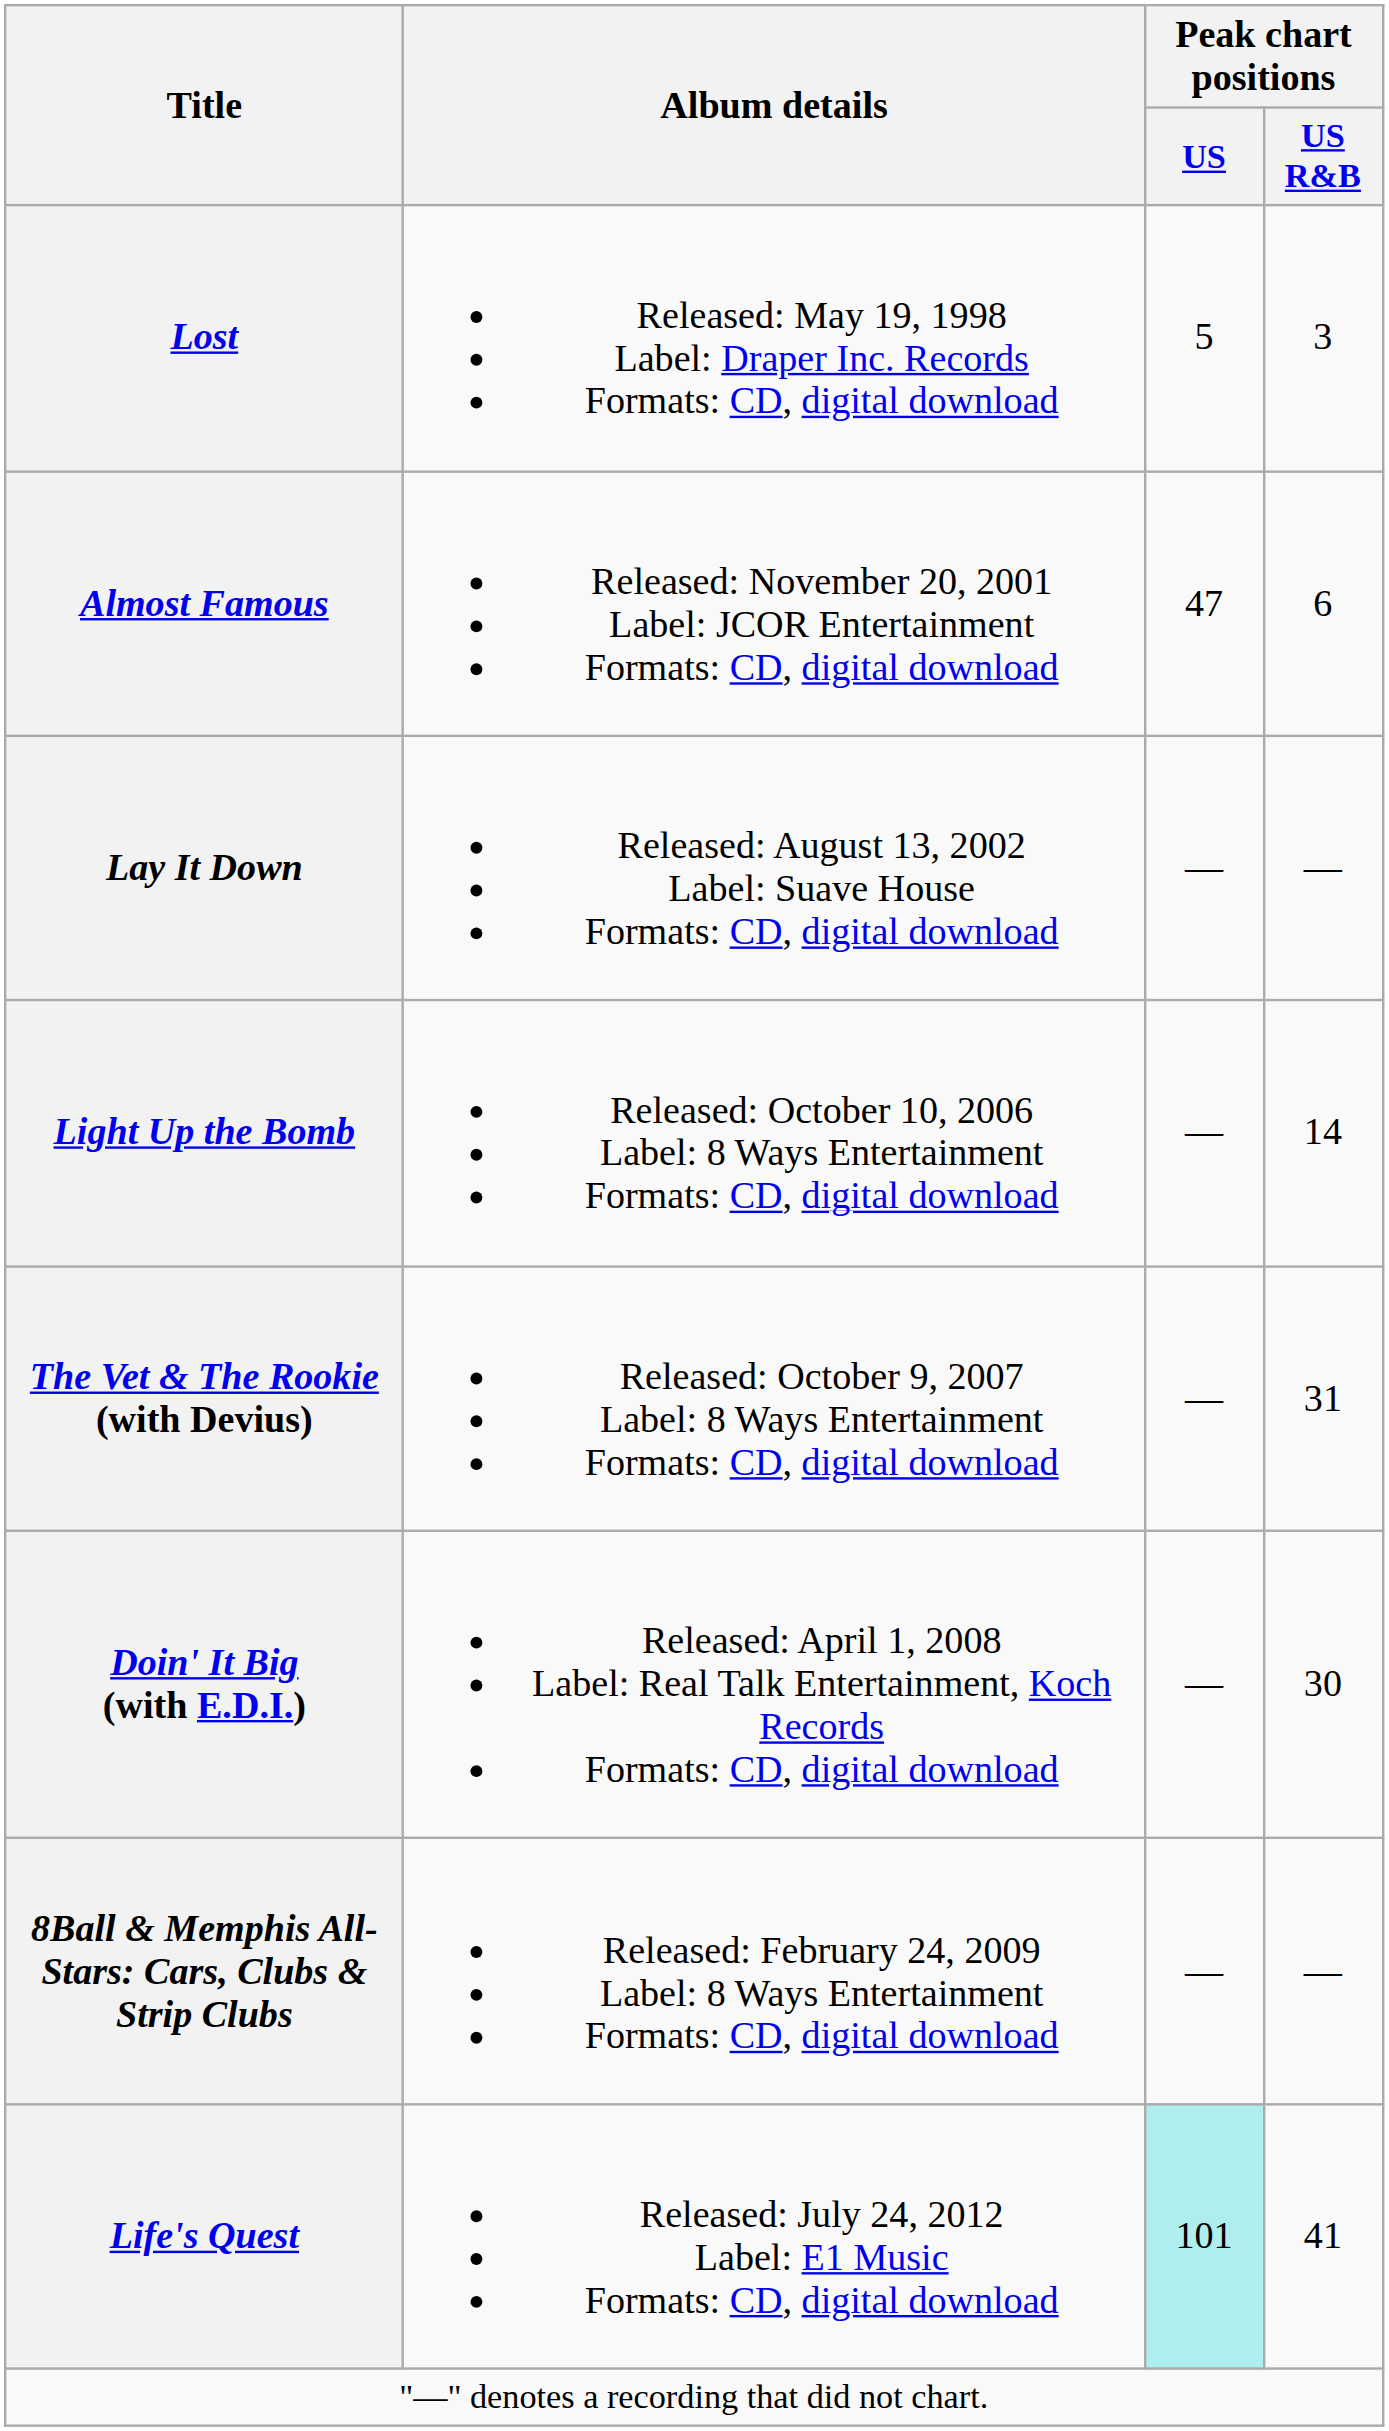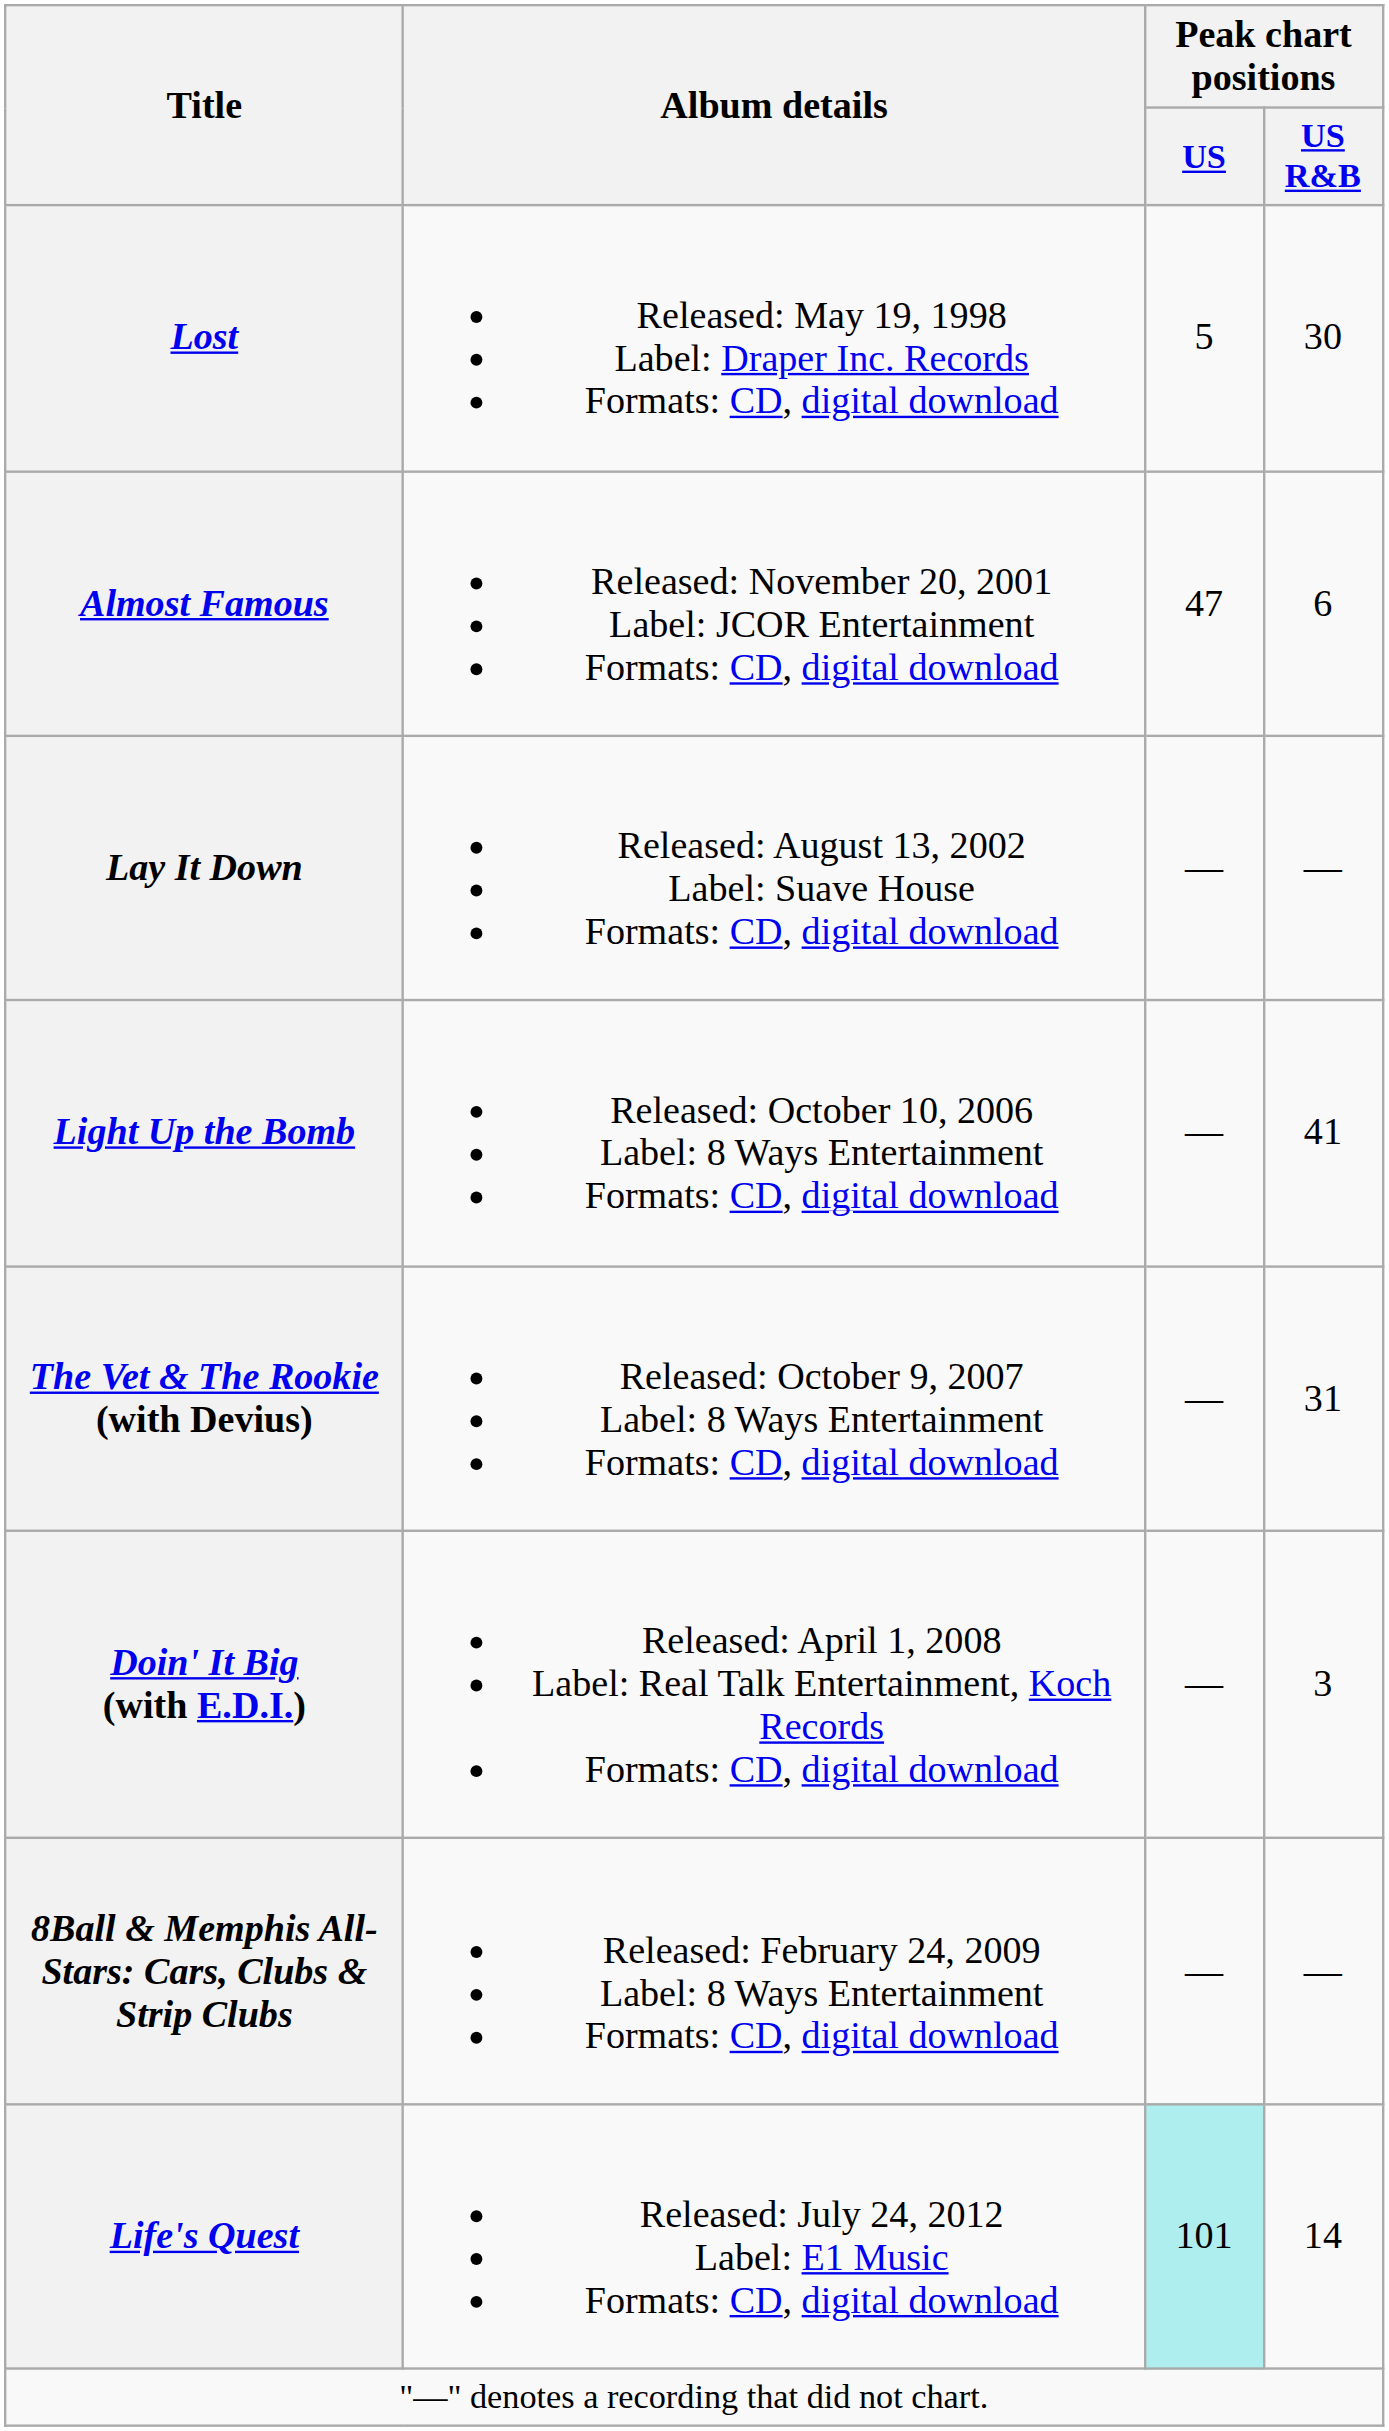(1323, 337) 3 -> (1323, 337) 30
(1323, 1132) 14 -> (1323, 1132) 41
(1323, 1684) 30 -> (1323, 1684) 3
(1323, 2235) 41 -> (1323, 2235) 14
